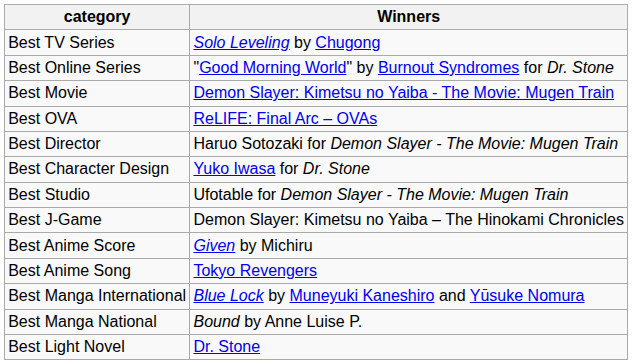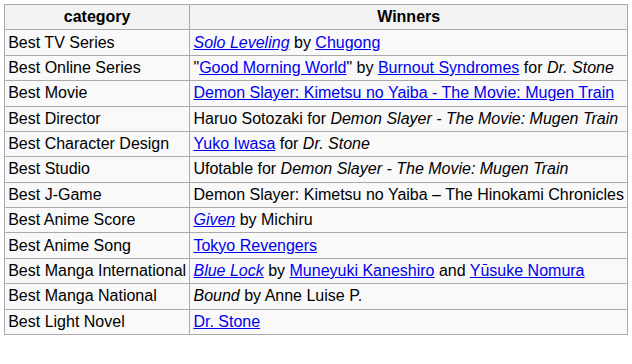- row: (43, 118)
